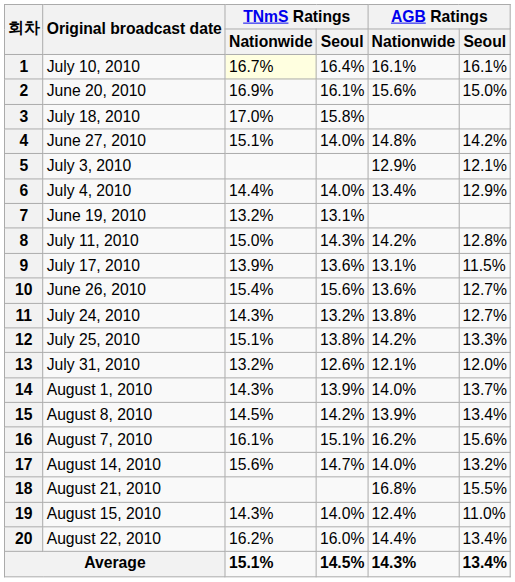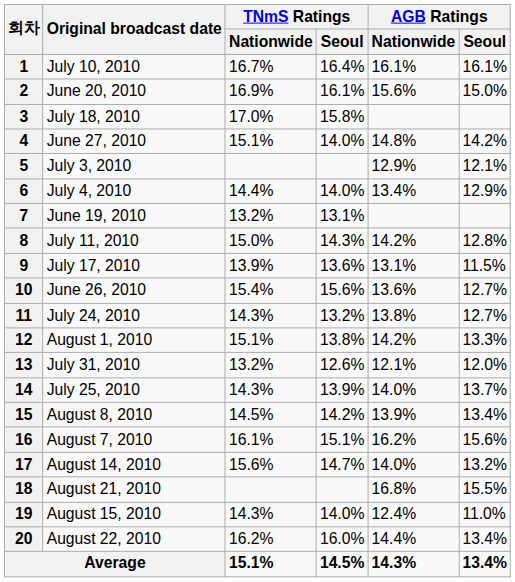(251, 66) lightyellow background -> (251, 66) no background
(93, 340) July 25, 2010 -> (99, 340) August 1, 2010
(99, 389) August 1, 2010 -> (93, 389) July 25, 2010
